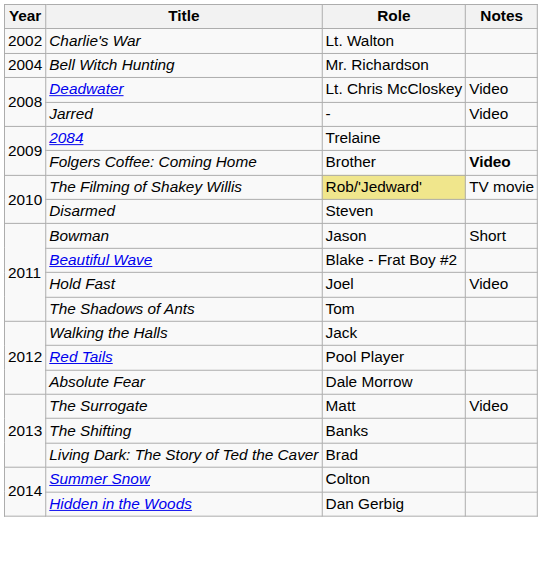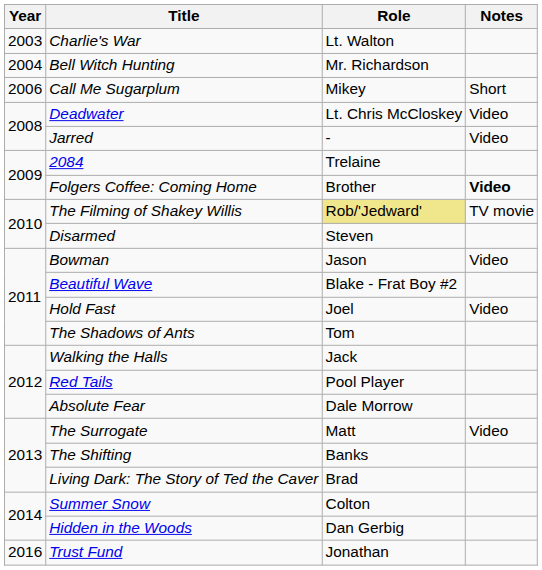(25, 41) 2002 -> (25, 41) 2003
+ row: (115, 89)
(488, 235) Short -> (489, 260) Video
+ row: (86, 552)
